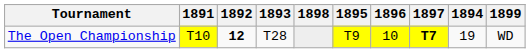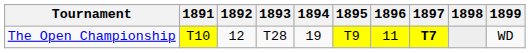columns swapped: (467, 16) <-> (313, 16)
(237, 37) bold -> (237, 37) normal
(390, 37) 10 -> (390, 37) 11
